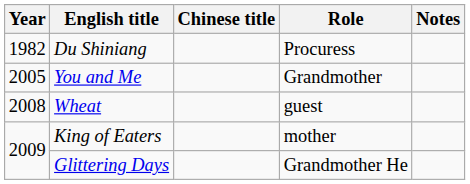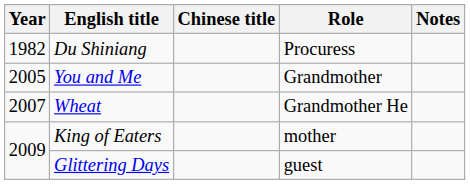(27, 106) 2008 -> (27, 106) 2007
(303, 106) guest -> (346, 106) Grandmother He
(346, 164) Grandmother He -> (303, 164) guest
